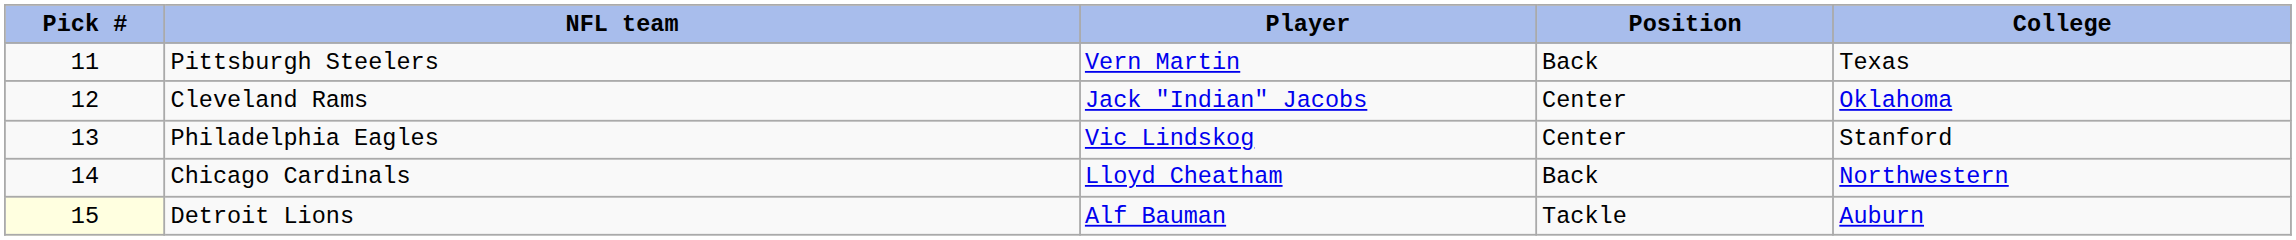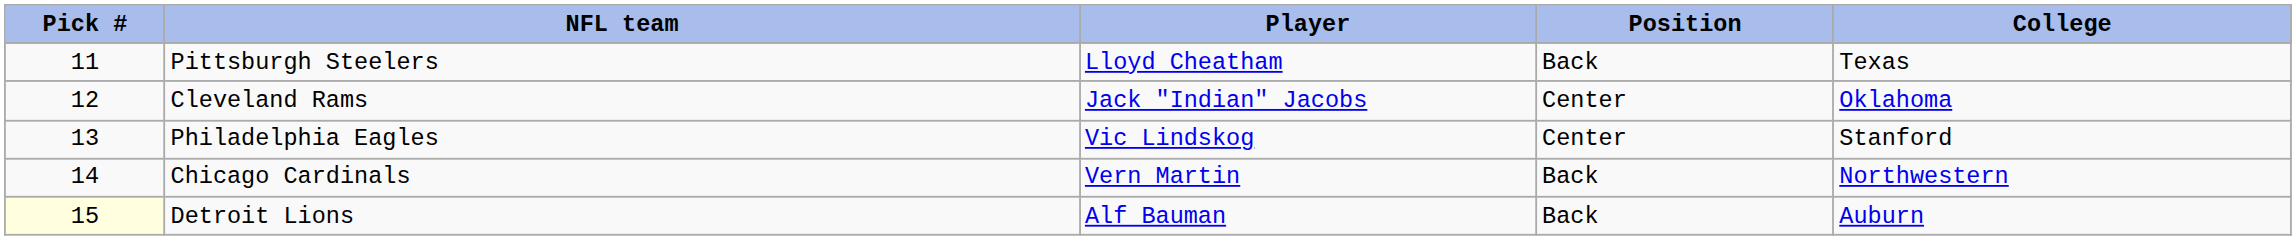(1163, 62) Vern Martin -> (1184, 62) Lloyd Cheatham
(1184, 177) Lloyd Cheatham -> (1163, 177) Vern Martin
(1584, 216) Tackle -> (1570, 216) Back
